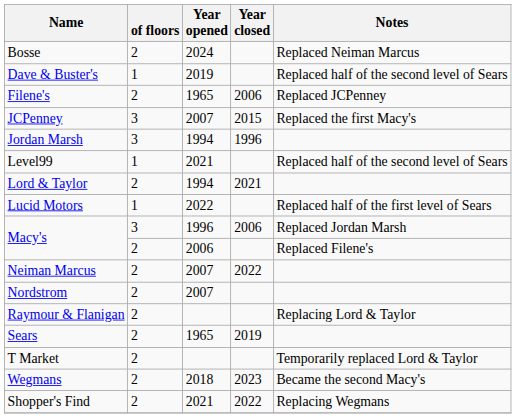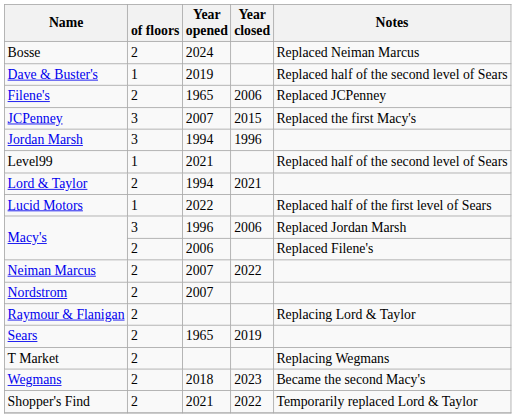(377, 358) Temporarily replaced Lord & Taylor -> (333, 358) Replacing Wegmans
(333, 401) Replacing Wegmans -> (377, 401) Temporarily replaced Lord & Taylor
